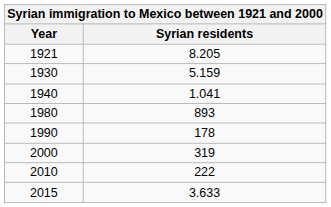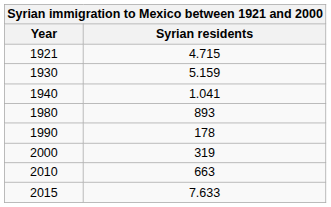(205, 53) 8.205 -> (205, 53) 4.715
(205, 172) 222 -> (205, 172) 663
(205, 192) 3.633 -> (205, 192) 7.633
